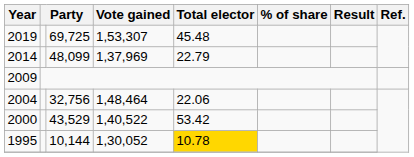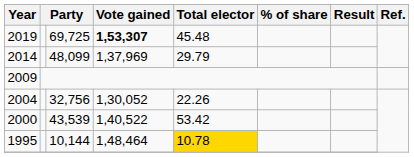(122, 36) normal -> (122, 36) bold
(193, 57) 22.79 -> (193, 57) 29.79
(122, 99) 1,48,464 -> (122, 99) 1,30,052
(193, 99) 22.06 -> (193, 99) 22.26
(70, 120) 43,529 -> (70, 120) 43,539
(122, 141) 1,30,052 -> (122, 141) 1,48,464
